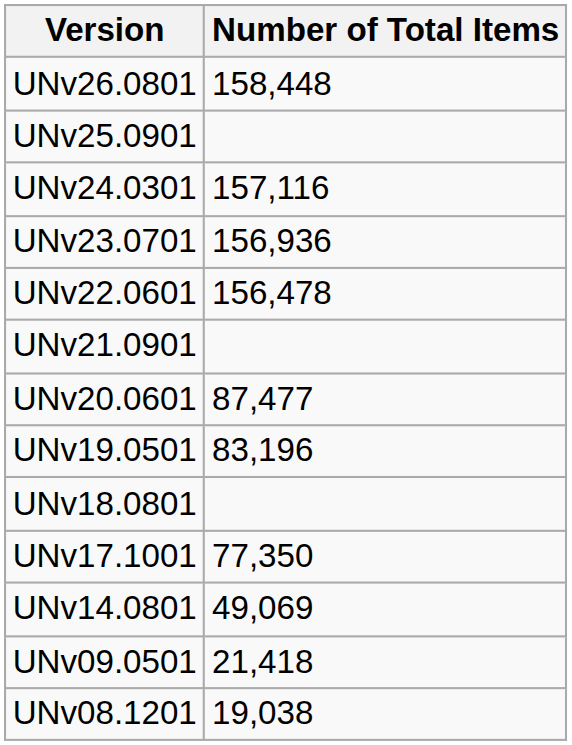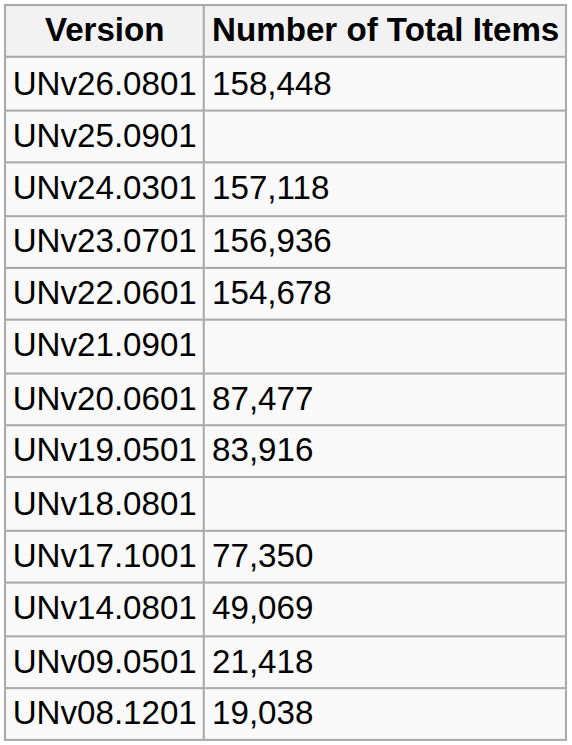(271, 188) 157,116 -> (271, 188) 157,118
(272, 293) 156,478 -> (272, 293) 154,678
(263, 450) 83,196 -> (263, 450) 83,916
